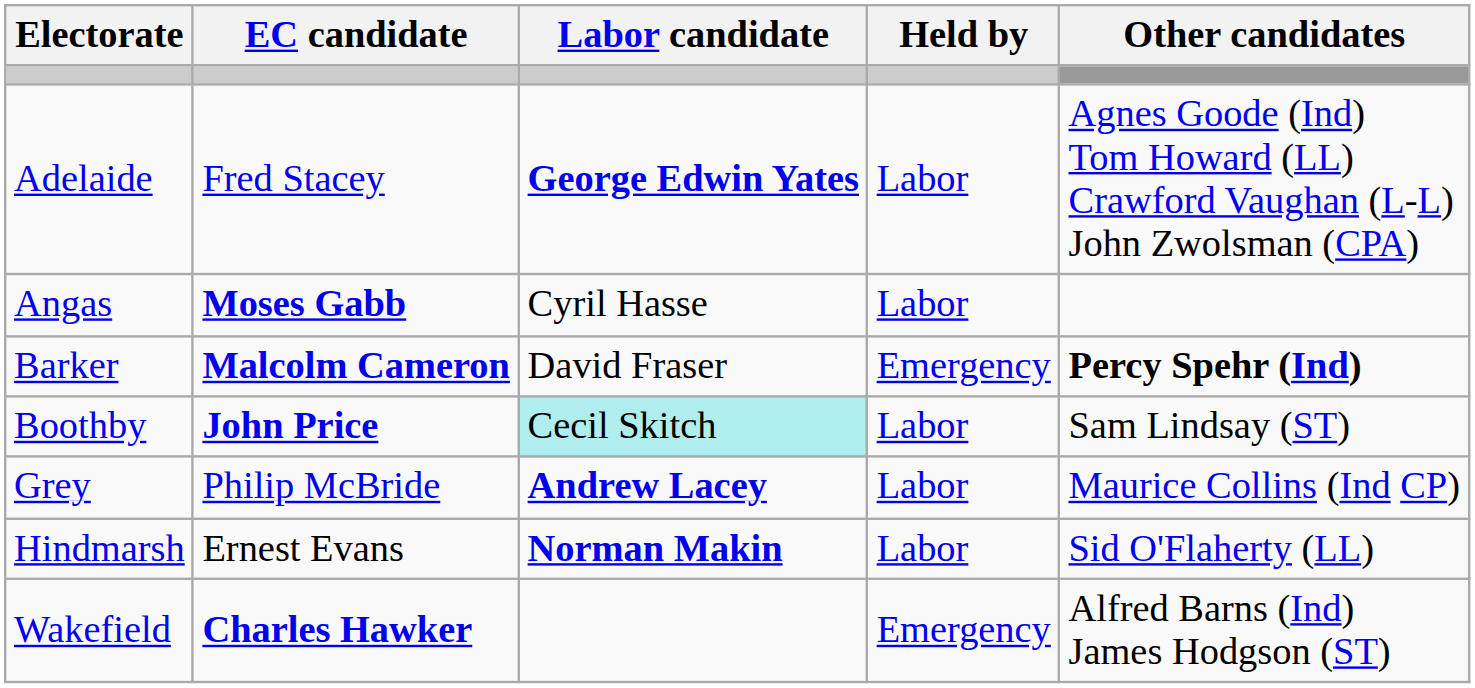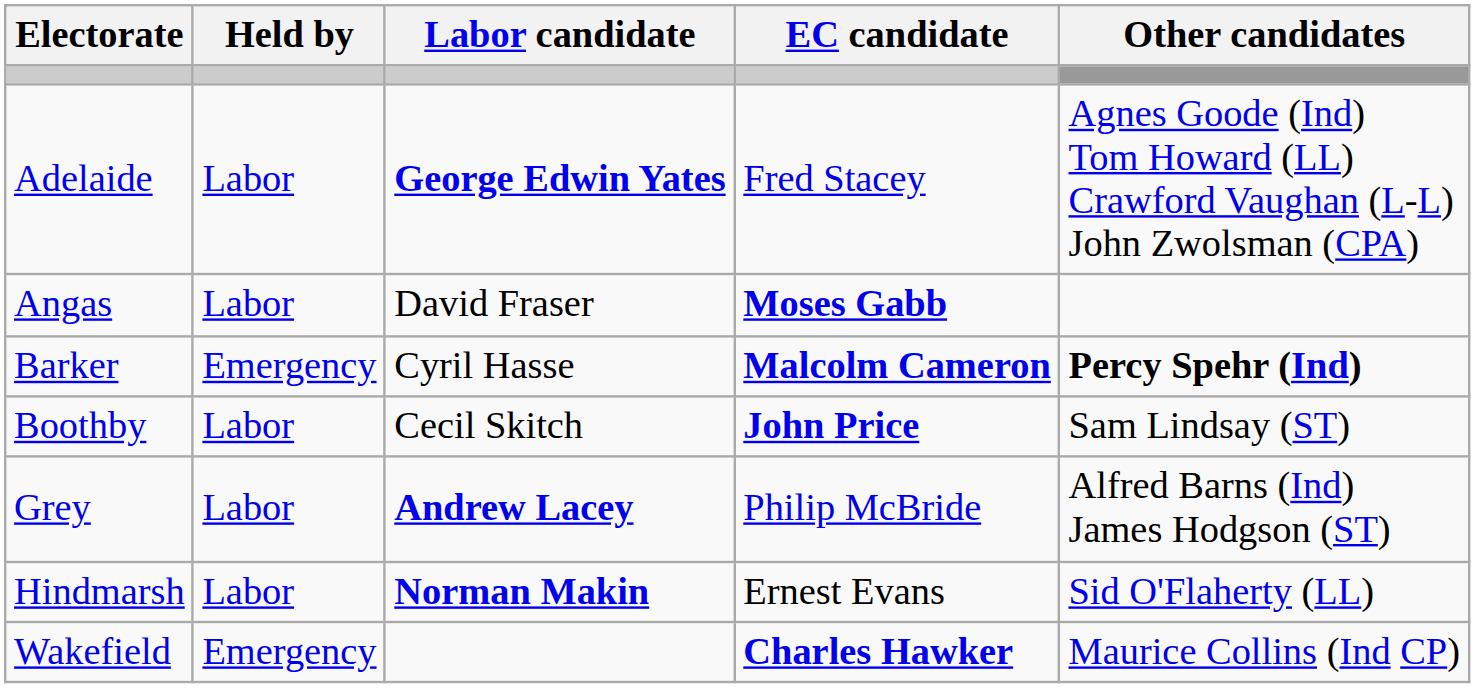columns swapped: (964, 34) <-> (356, 34)
(618, 304) Cyril Hasse -> (494, 304) David Fraser
(627, 364) David Fraser -> (484, 364) Cyril Hasse
(622, 425) paleturquoise background -> (489, 425) no background
(1264, 486) Maurice Collins (Ind CP) -> (1230, 508) Alfred Barns (Ind) James Hodgson (ST)
(1230, 630) Alfred Barns (Ind) James Hodgson (ST) -> (1264, 651) Maurice Collins (Ind CP)
